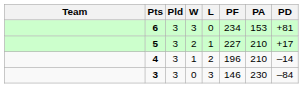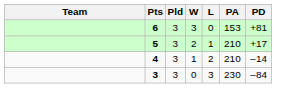- column: (232, 12)
